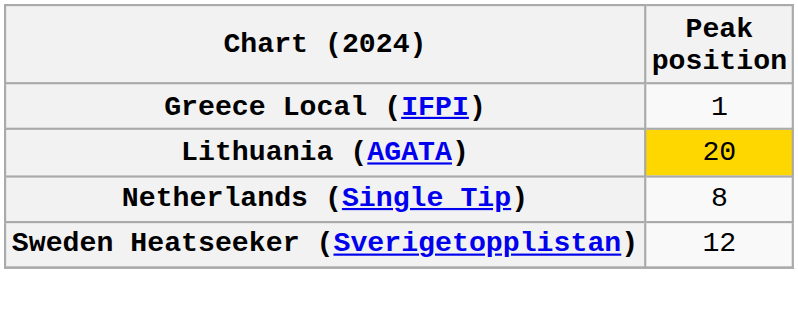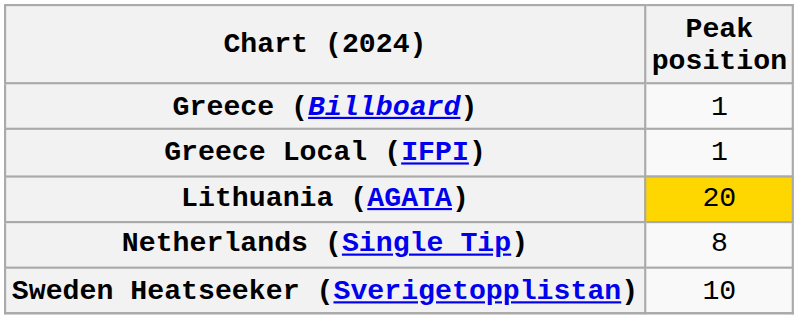+ row: (325, 107)
(719, 245) 12 -> (719, 291) 10
